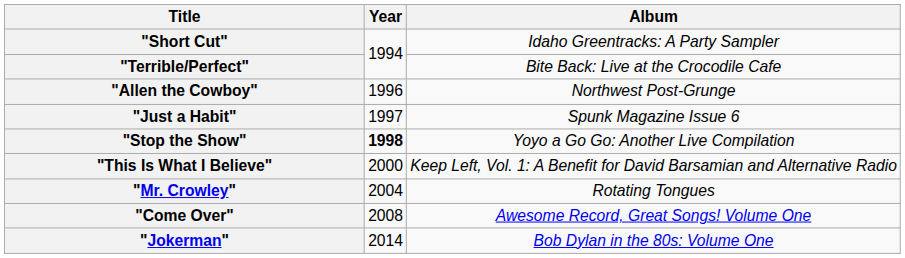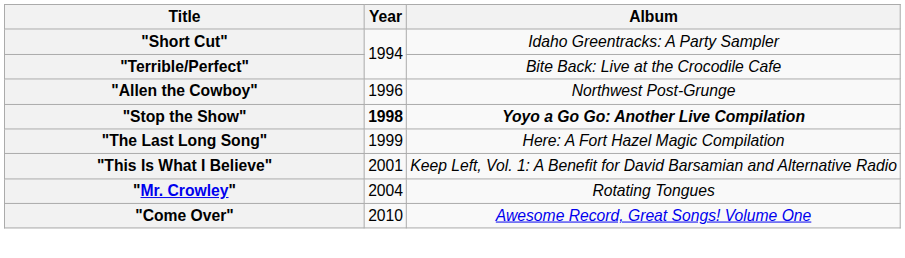- row: (184, 116)
(654, 141) normal -> (654, 116) bold
+ row: (185, 141)
(386, 166) 2000 -> (386, 166) 2001
(386, 215) 2008 -> (386, 215) 2010
- row: (185, 240)
